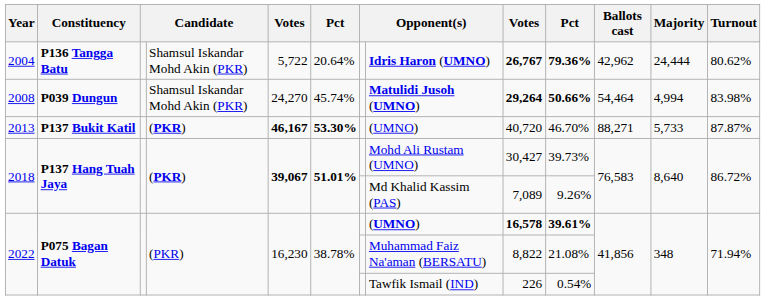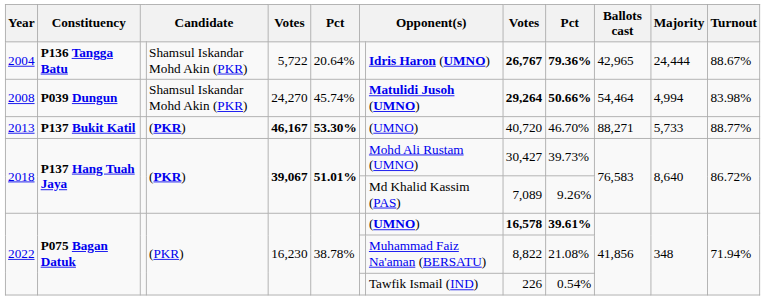(616, 60) 42,962 -> (616, 60) 42,965
(731, 60) 80.62% -> (731, 60) 88.67%
(731, 127) 87.87% -> (731, 127) 88.77%
